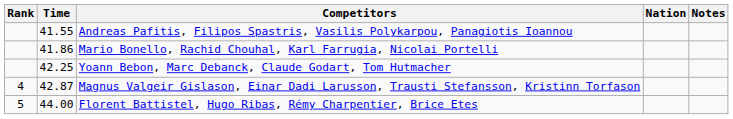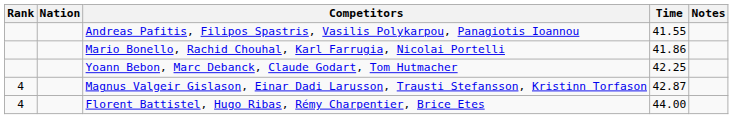columns swapped: (666, 14) <-> (57, 14)
(21, 105) 5 -> (21, 105) 4
